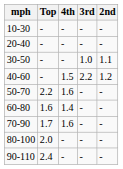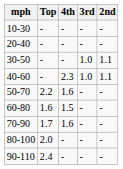(67, 76) 1.5 -> (67, 76) 2.3
(86, 76) 2.2 -> (86, 76) 1.0
(106, 76) 1.2 -> (106, 76) 1.1
(67, 108) 1.4 -> (67, 108) 1.5
